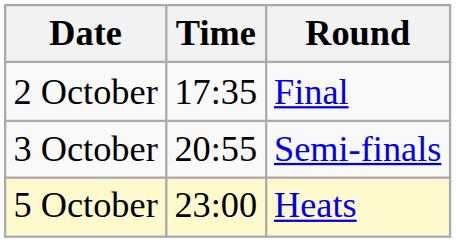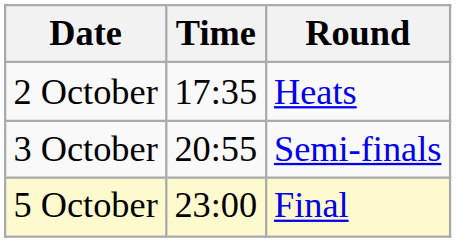(311, 90) Final -> (315, 90) Heats
(315, 206) Heats -> (311, 206) Final
